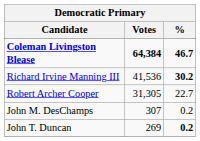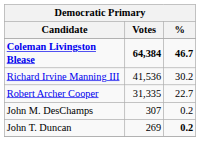(184, 76) bold -> (184, 76) normal
(147, 93) 31,305 -> (147, 93) 31,335
